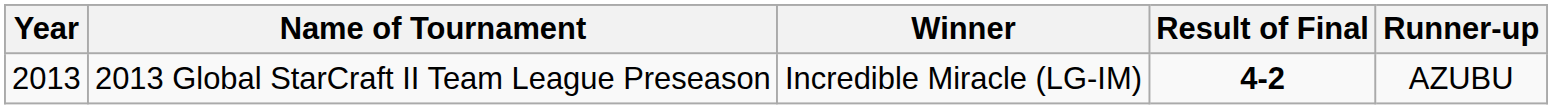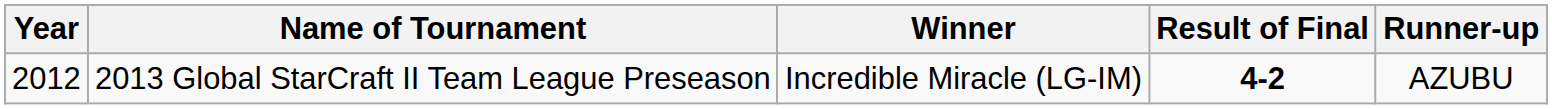(46, 77) 2013 -> (46, 77) 2012
